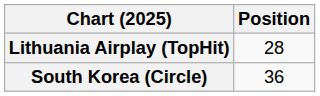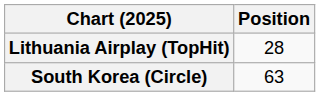(274, 76) 36 -> (274, 76) 63
